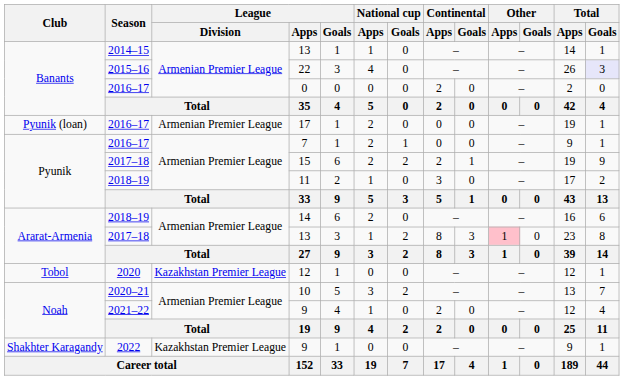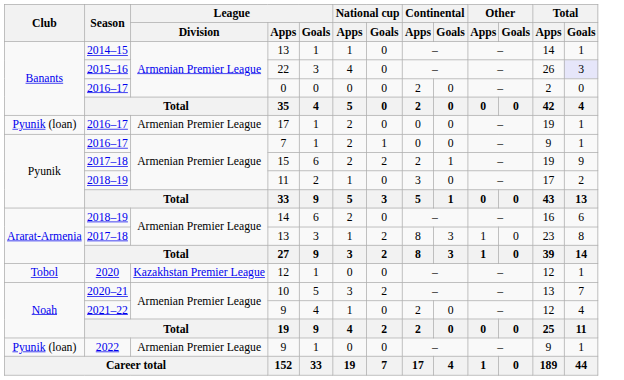(504, 236) pink background -> (483, 236) no background
(55, 347) Shakhter Karagandy -> (44, 347) Pyunik (loan)
(220, 347) Kazakhstan Premier League -> (199, 347) Armenian Premier League
